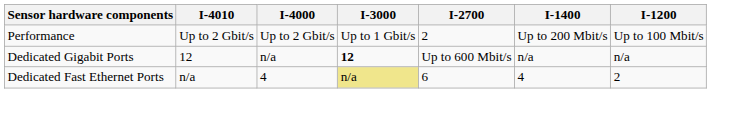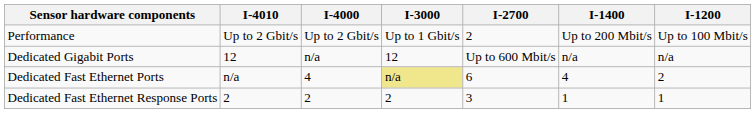(347, 56) bold -> (391, 56) normal
+ row: (112, 98)
